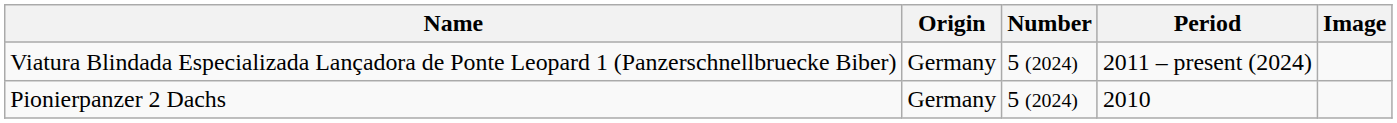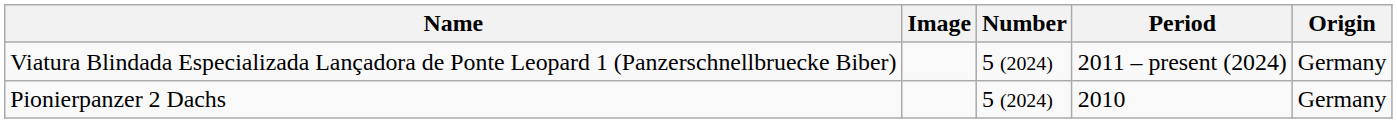columns swapped: (952, 23) <-> (1355, 23)
